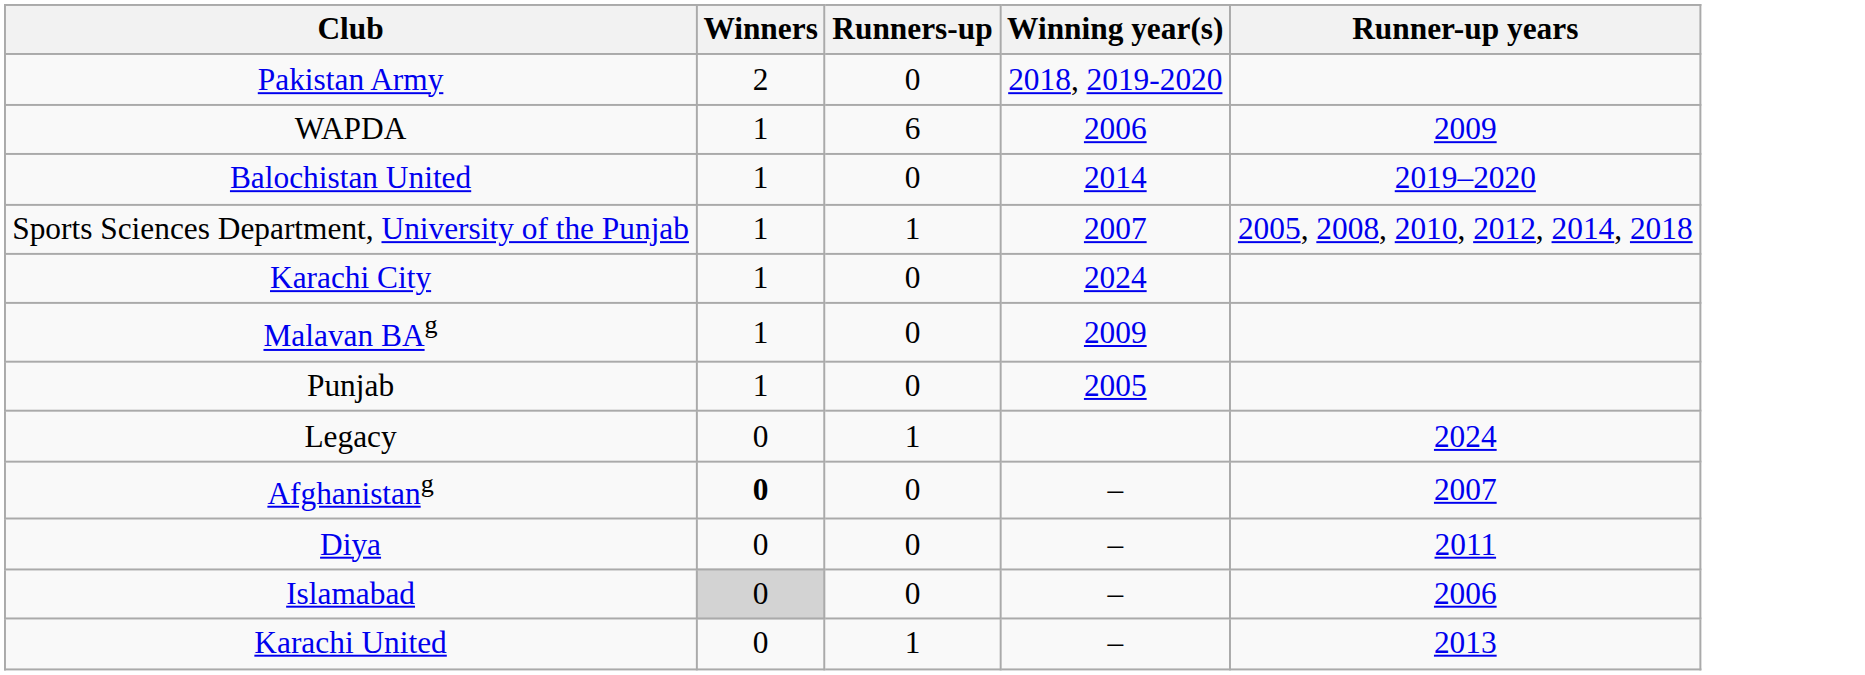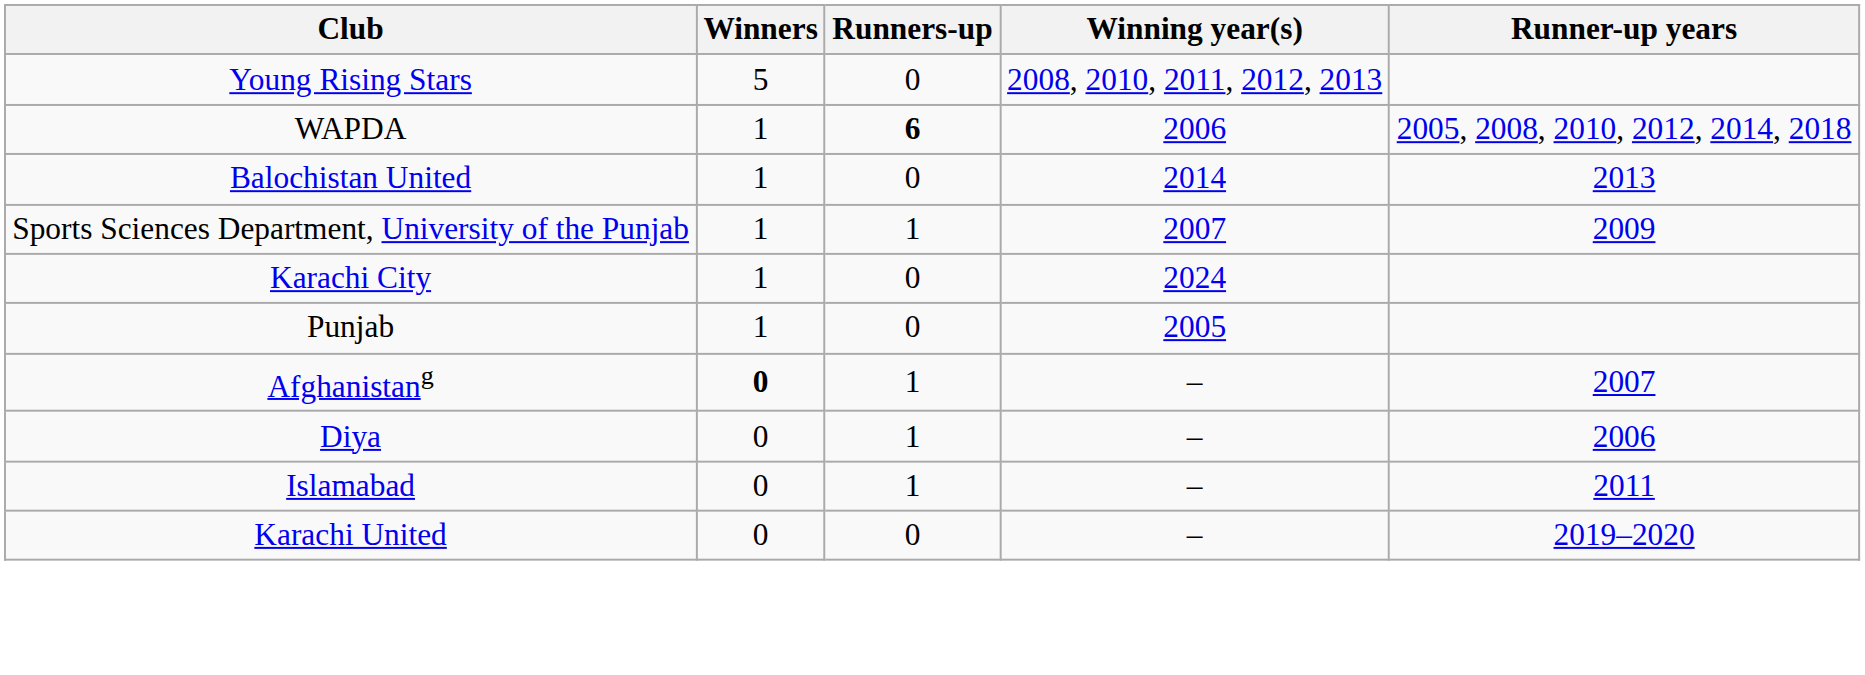+ row: (351, 79)
- row: (351, 79)
(912, 128) normal -> (912, 128) bold
(1465, 128) 2009 -> (1624, 128) 2005, 2008, 2010, 2012, 2014, 2018
(1465, 178) 2019–2020 -> (1624, 178) 2013
(1465, 228) 2005, 2008, 2010, 2012, 2014, 2018 -> (1624, 228) 2009
- row: (351, 332)
- row: (351, 435)
(912, 489) 0 -> (912, 381) 1
(912, 543) 0 -> (912, 435) 1
(1465, 543) 2011 -> (1624, 435) 2006
(761, 593) lightgrey background -> (761, 485) no background
(912, 593) 0 -> (912, 485) 1
(1465, 593) 2006 -> (1624, 485) 2011
(912, 643) 1 -> (912, 535) 0
(1465, 643) 2013 -> (1624, 535) 2019–2020
